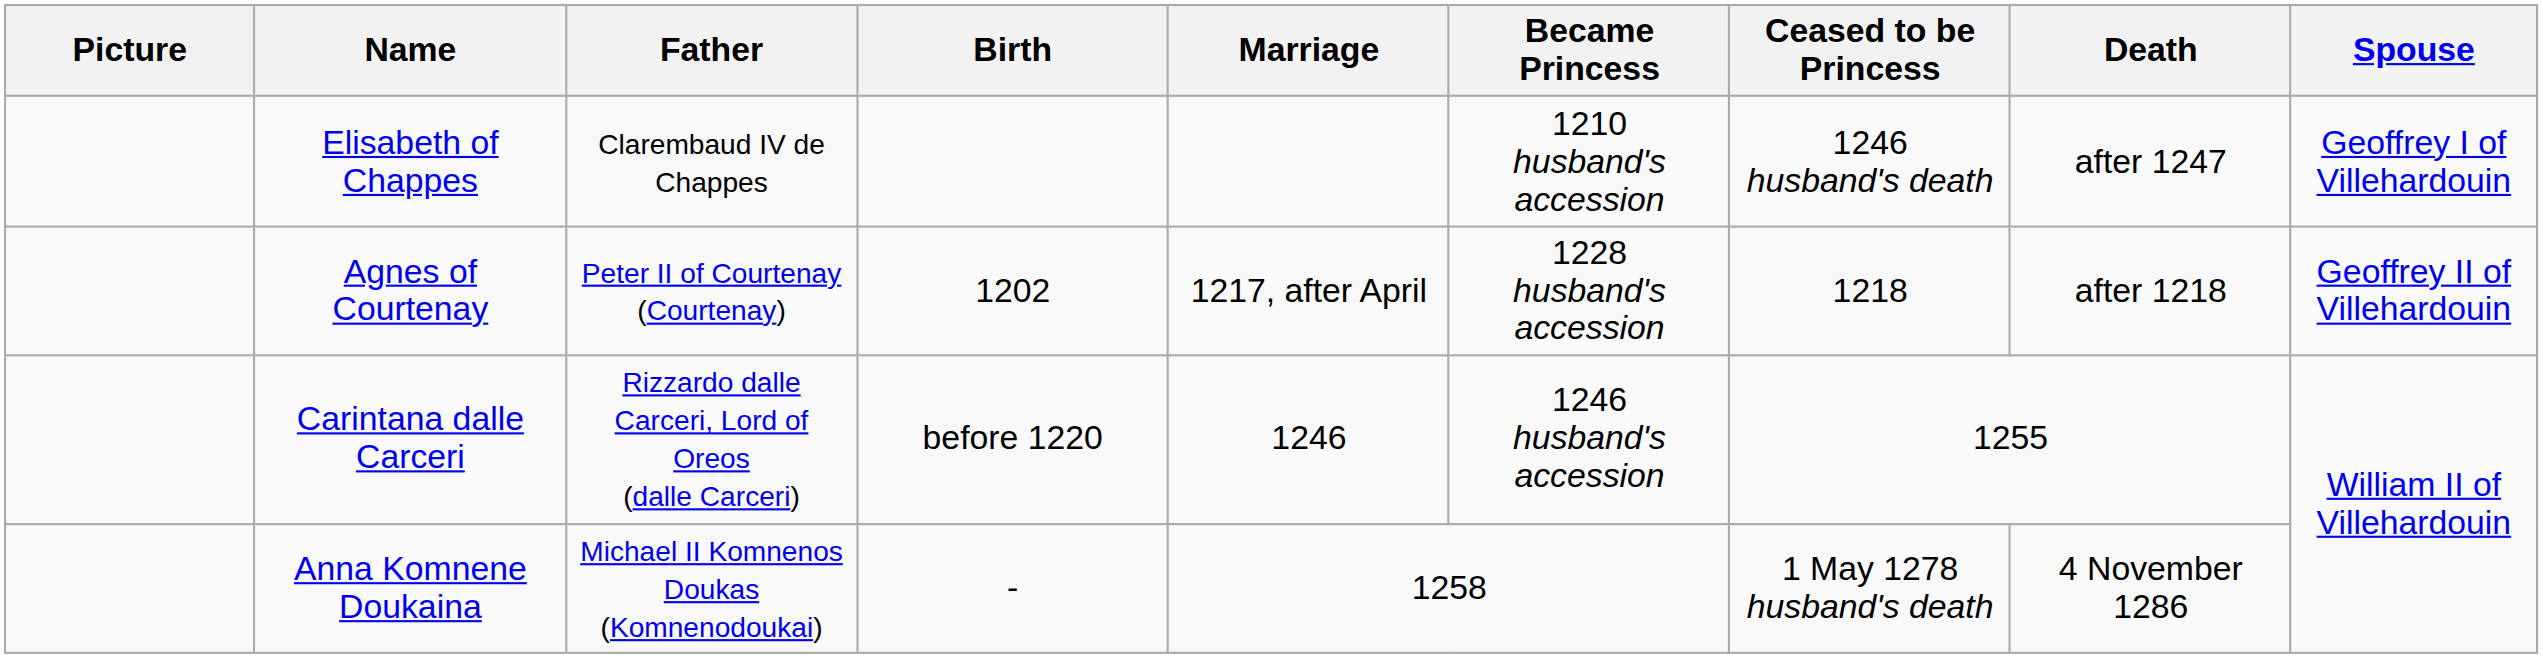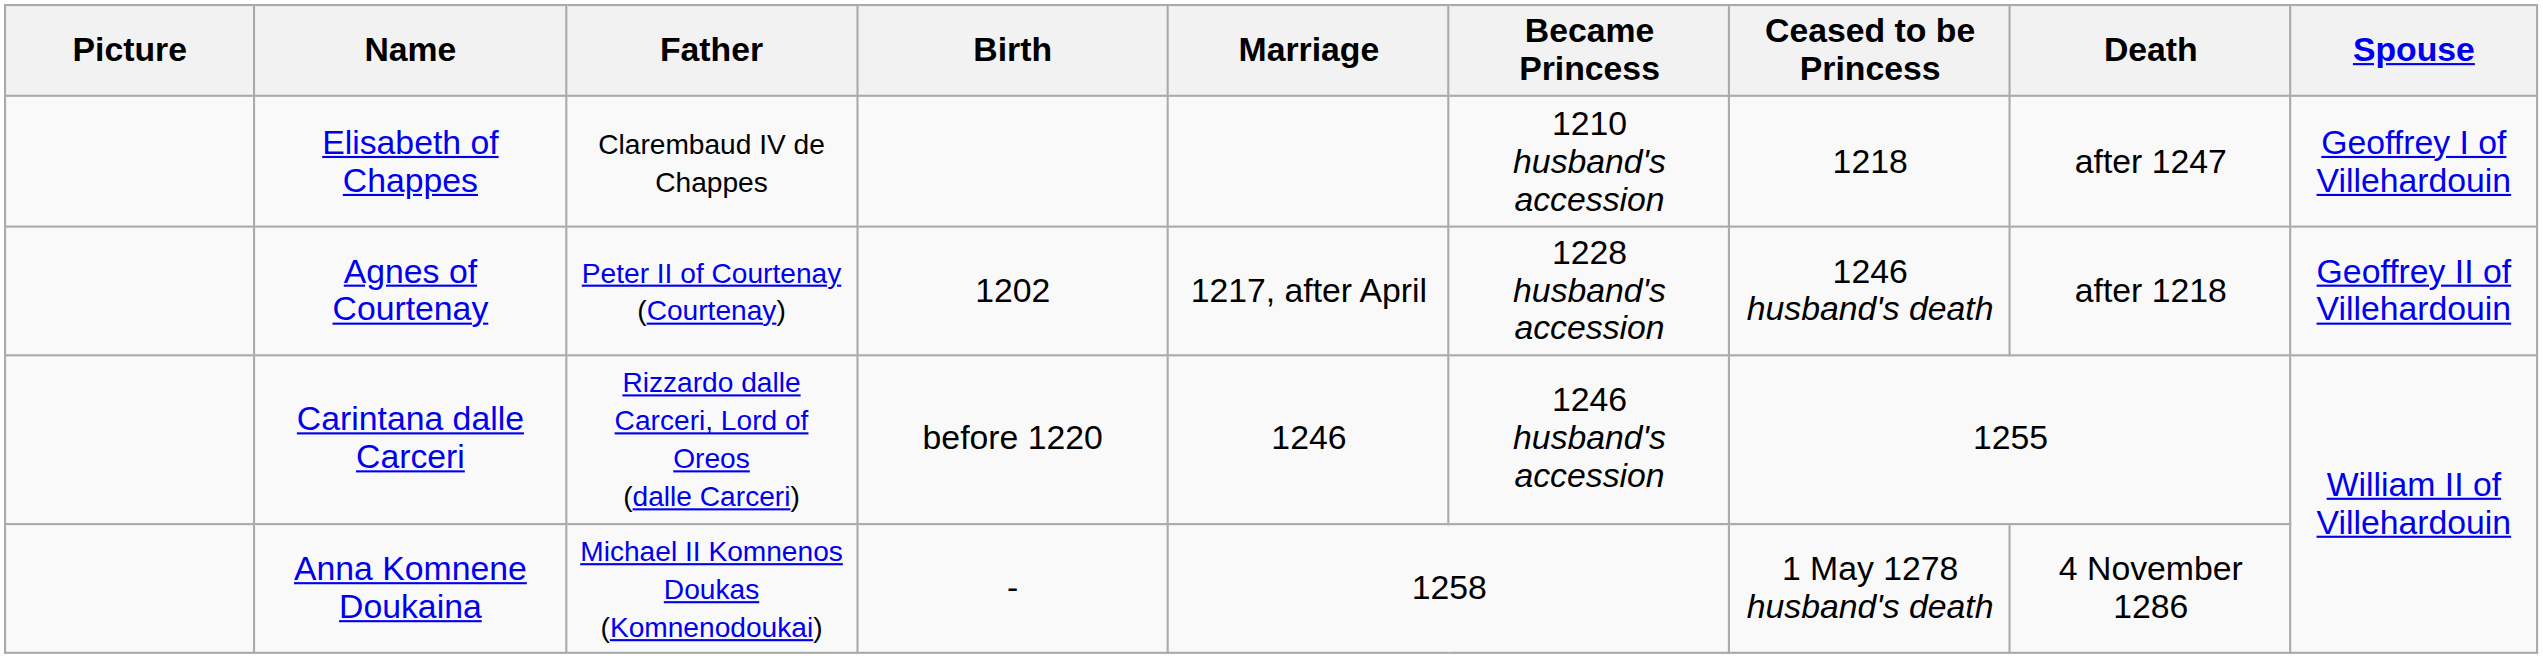(1870, 160) 1246 husband's death -> (1870, 160) 1218
(1870, 290) 1218 -> (1870, 290) 1246 husband's death
